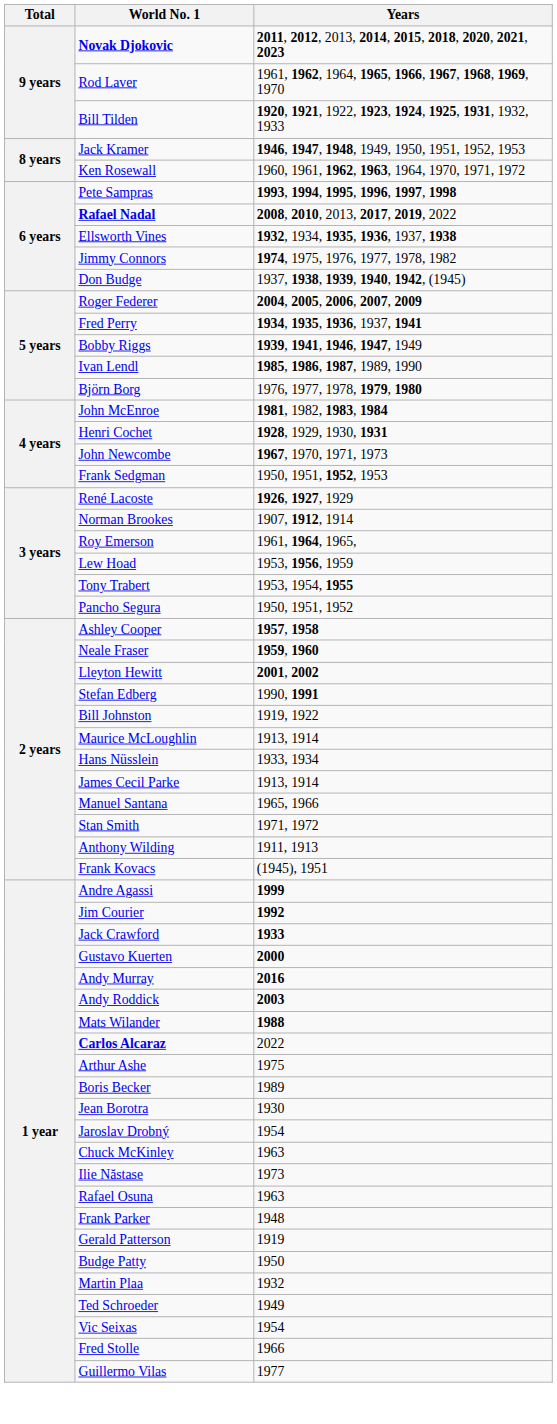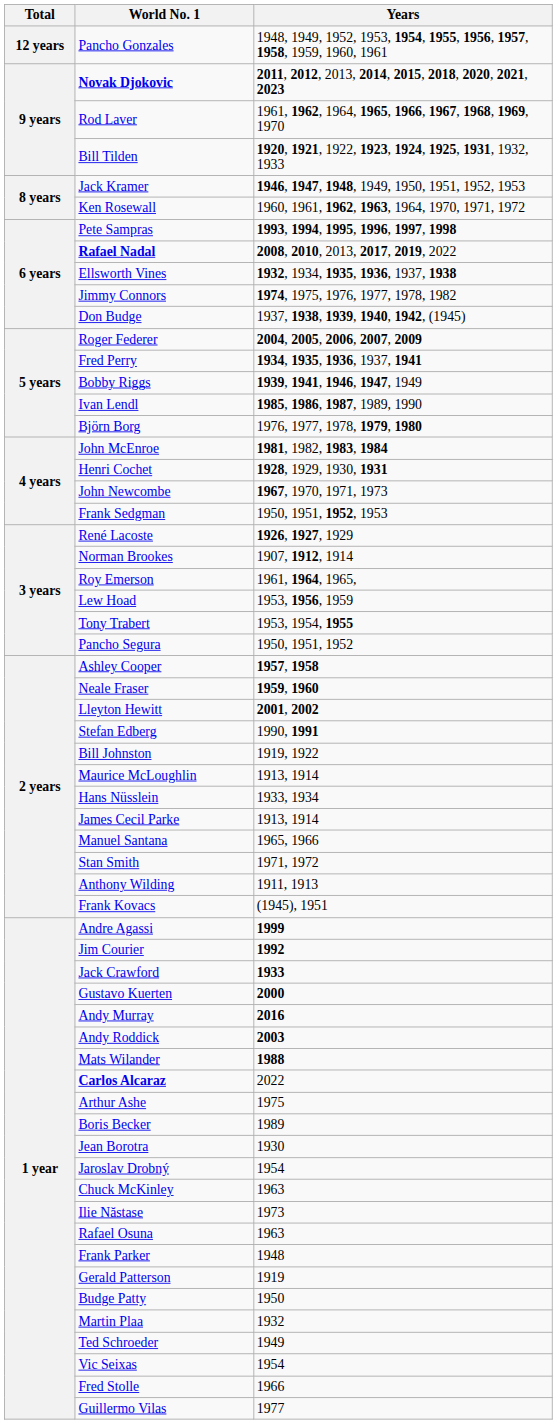+ row: (126, 44)
